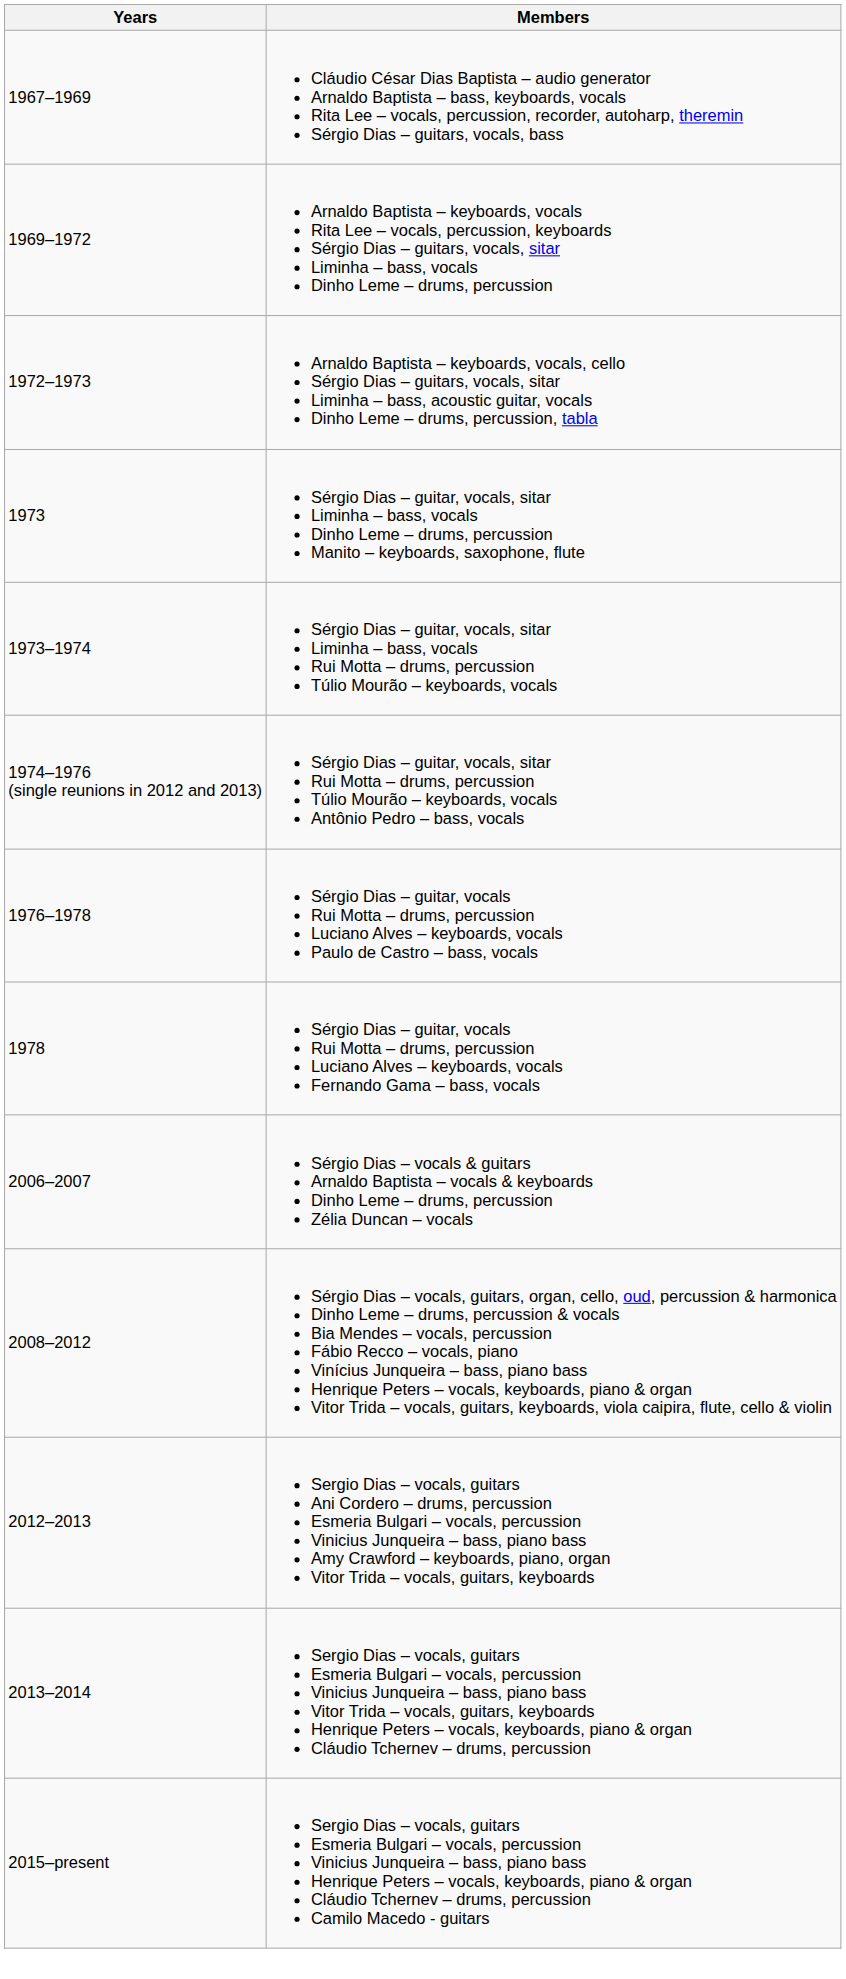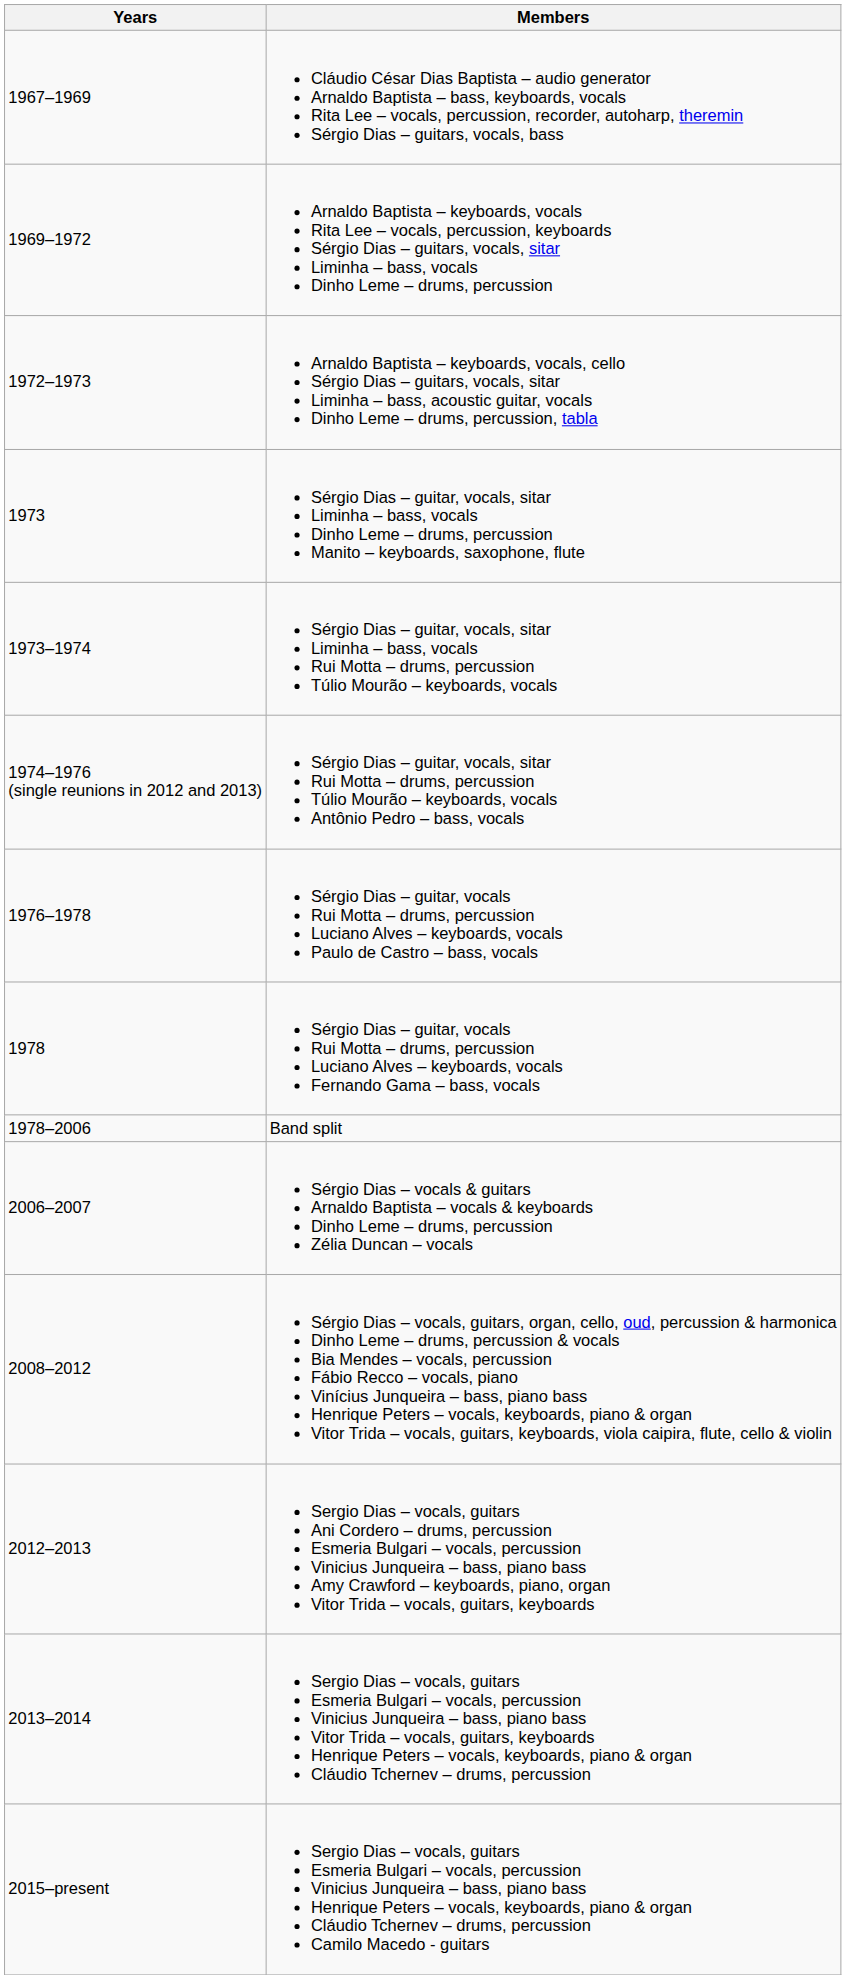+ row: (306, 1128)
